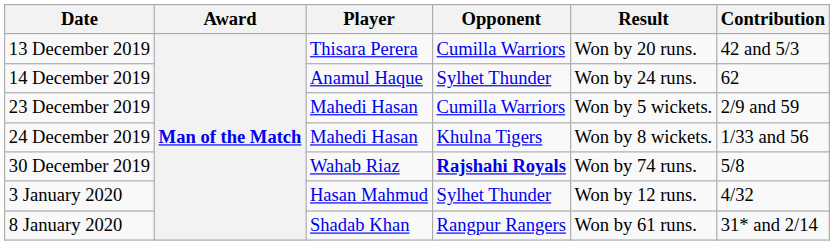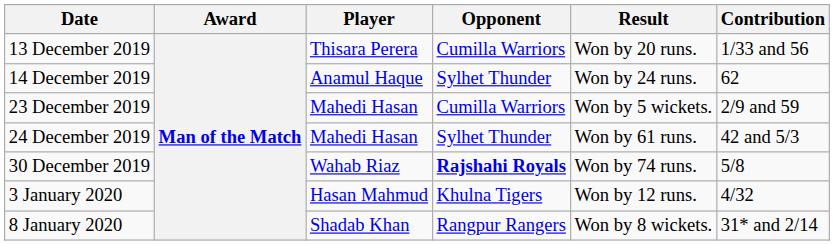(760, 48) 42 and 5/3 -> (765, 48) 1/33 and 56
(489, 136) Khulna Tigers -> (494, 136) Sylhet Thunder
(643, 136) Won by 8 wickets. -> (636, 136) Won by 61 runs.
(765, 136) 1/33 and 56 -> (760, 136) 42 and 5/3
(494, 195) Sylhet Thunder -> (489, 195) Khulna Tigers
(636, 225) Won by 61 runs. -> (643, 225) Won by 8 wickets.
